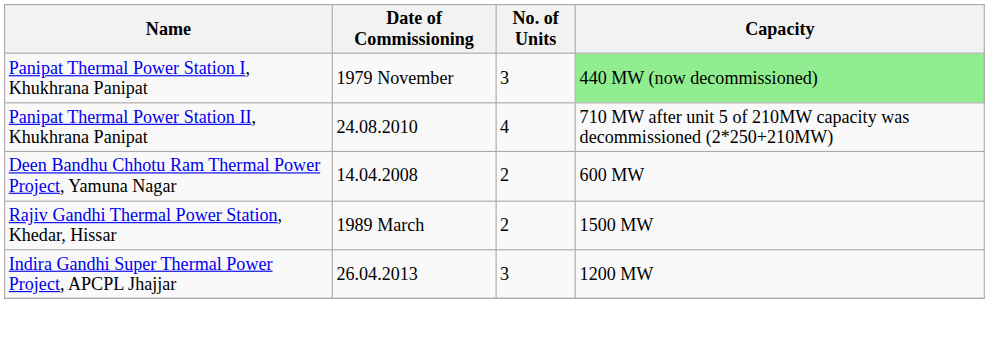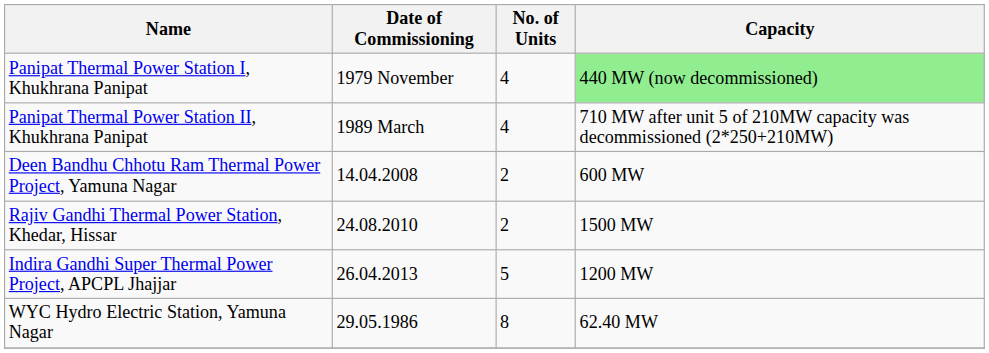(505, 78) 3 -> (505, 78) 4
(377, 127) 24.08.2010 -> (380, 127) 1989 March
(380, 225) 1989 March -> (377, 225) 24.08.2010
(505, 274) 3 -> (505, 274) 5
+ row: (147, 323)
